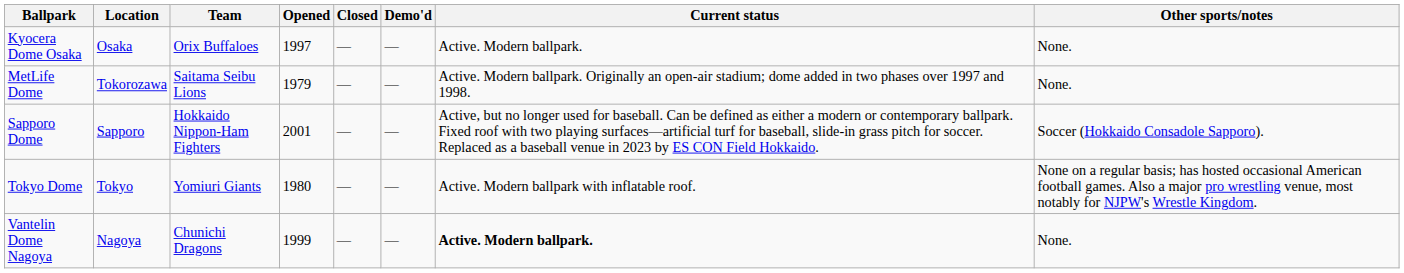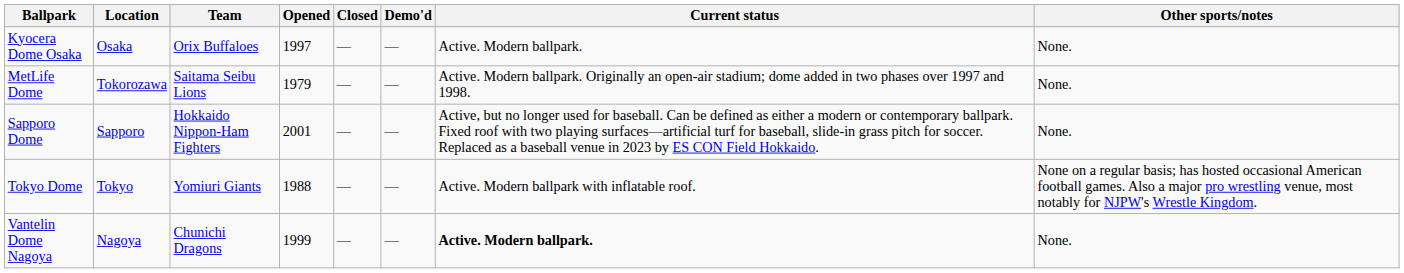(1151, 131) Soccer (Hokkaido Consadole Sapporo). -> (1055, 131) None.
(297, 186) 1980 -> (297, 186) 1988
